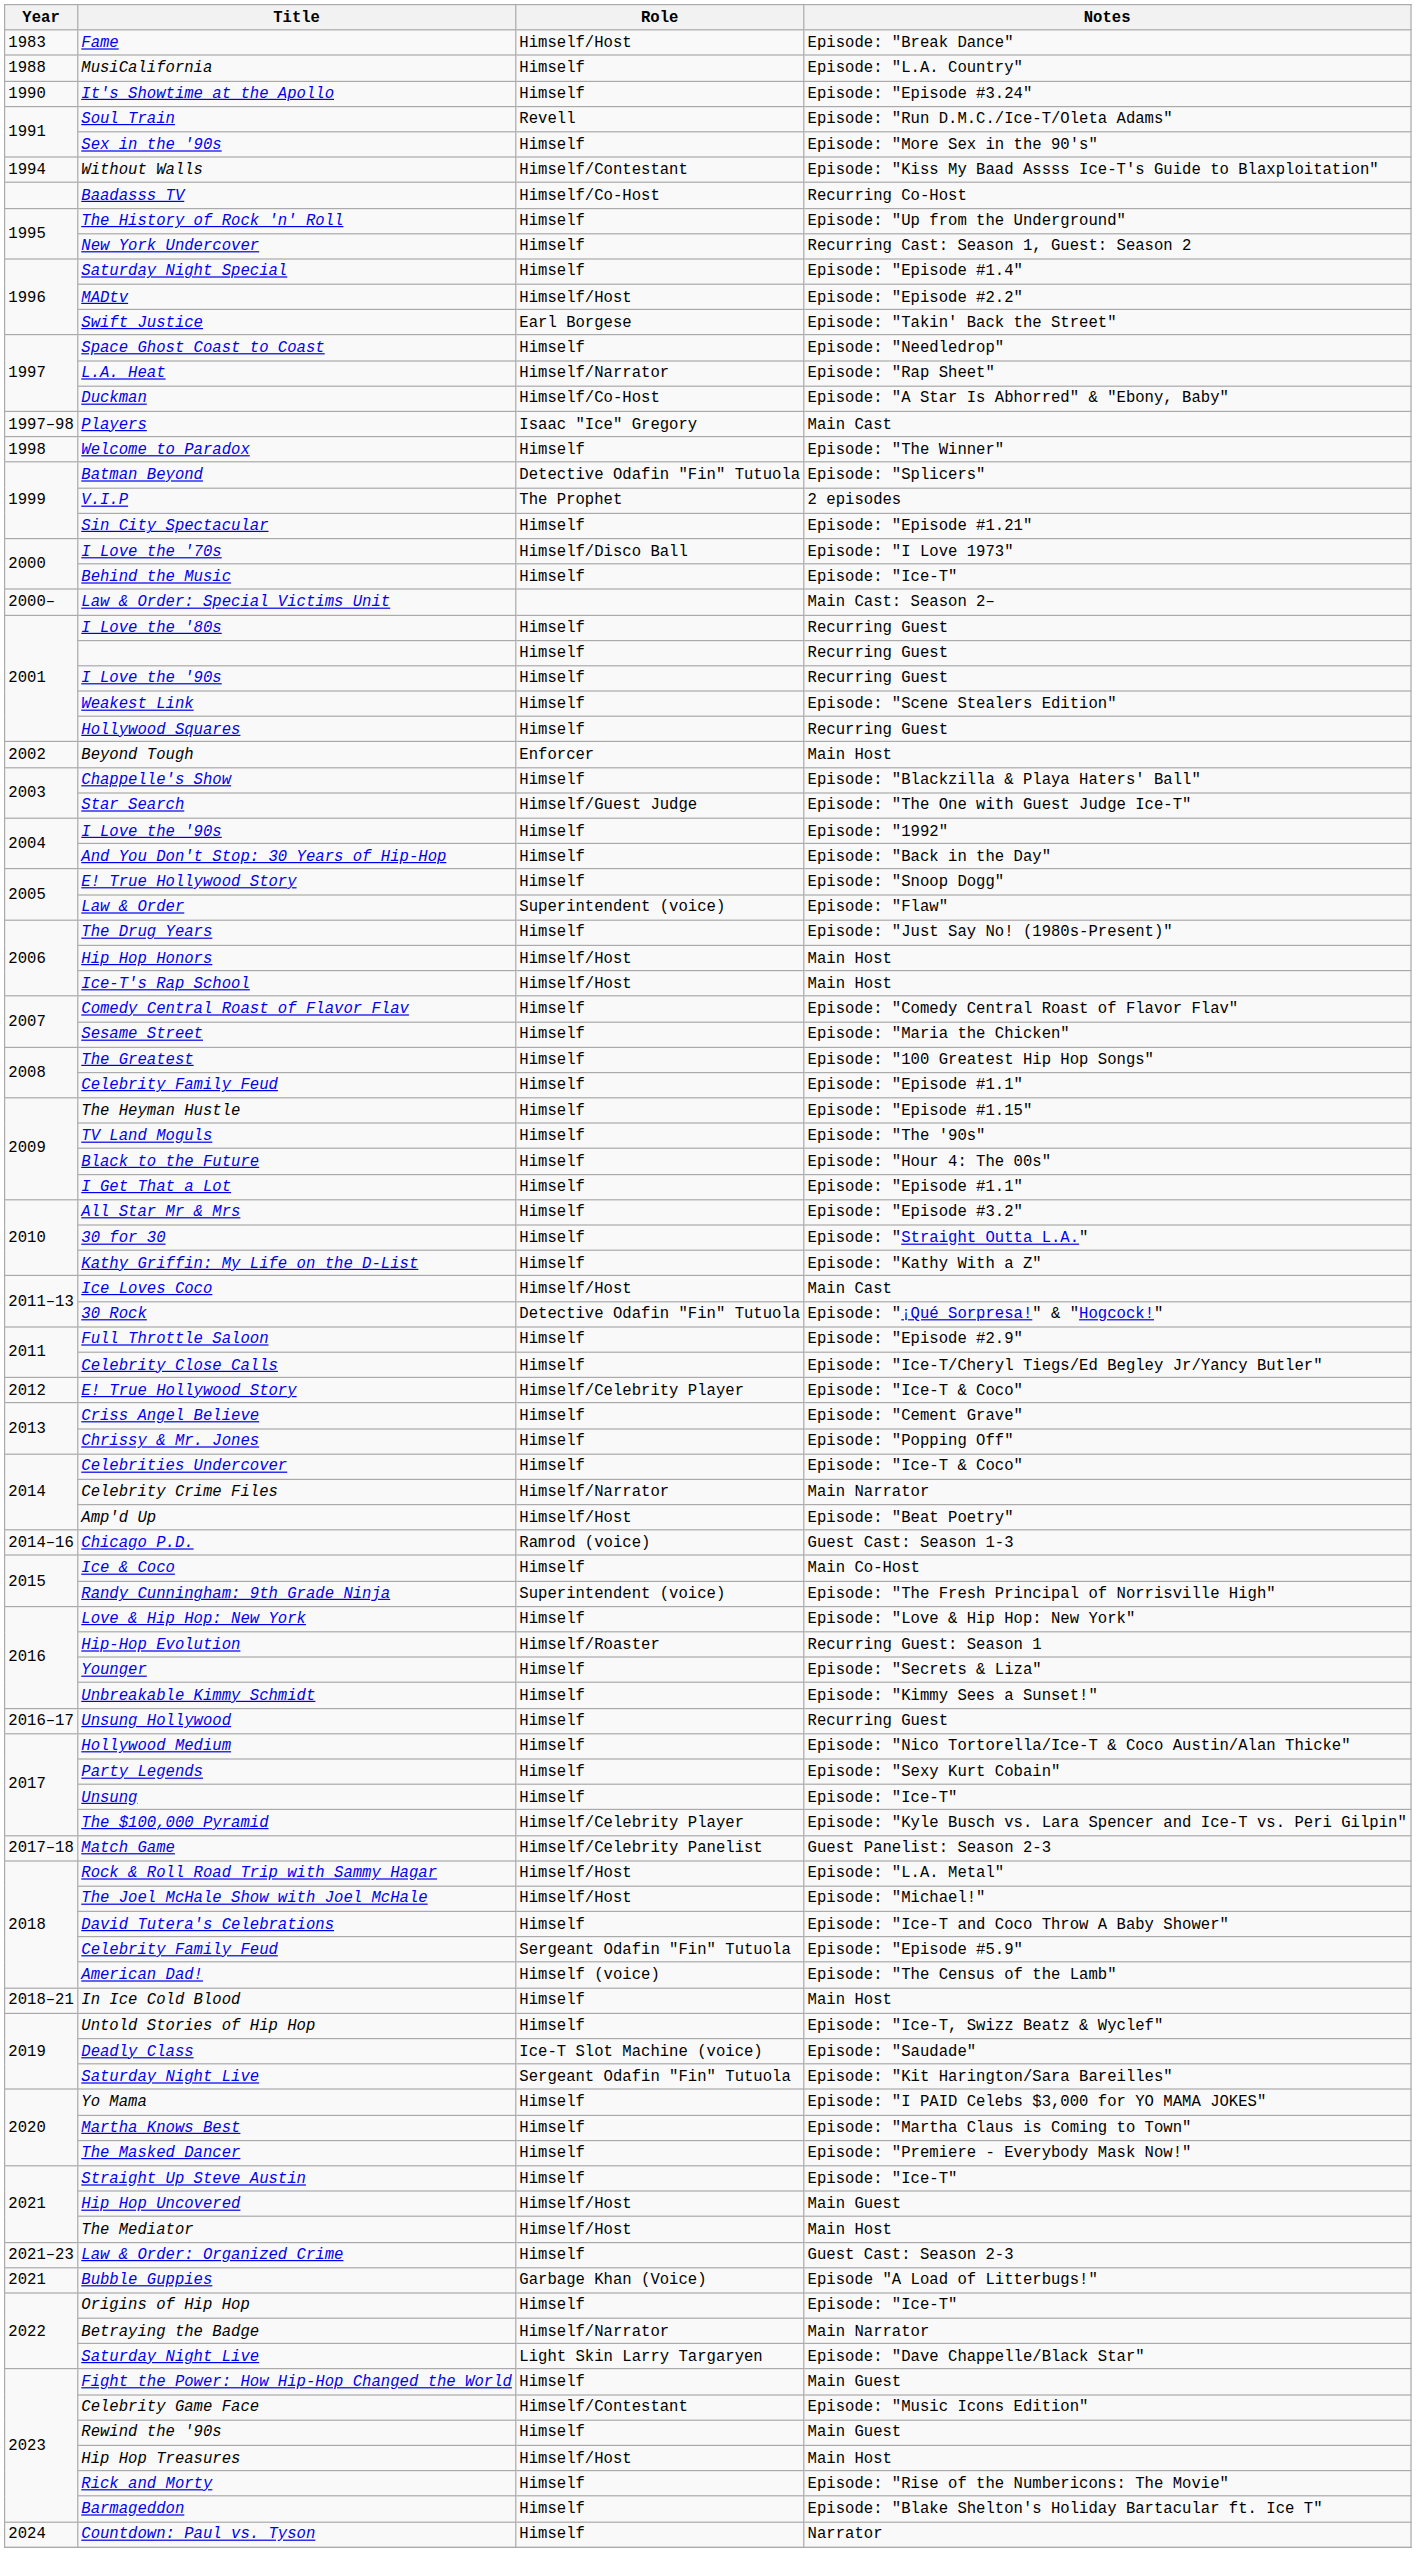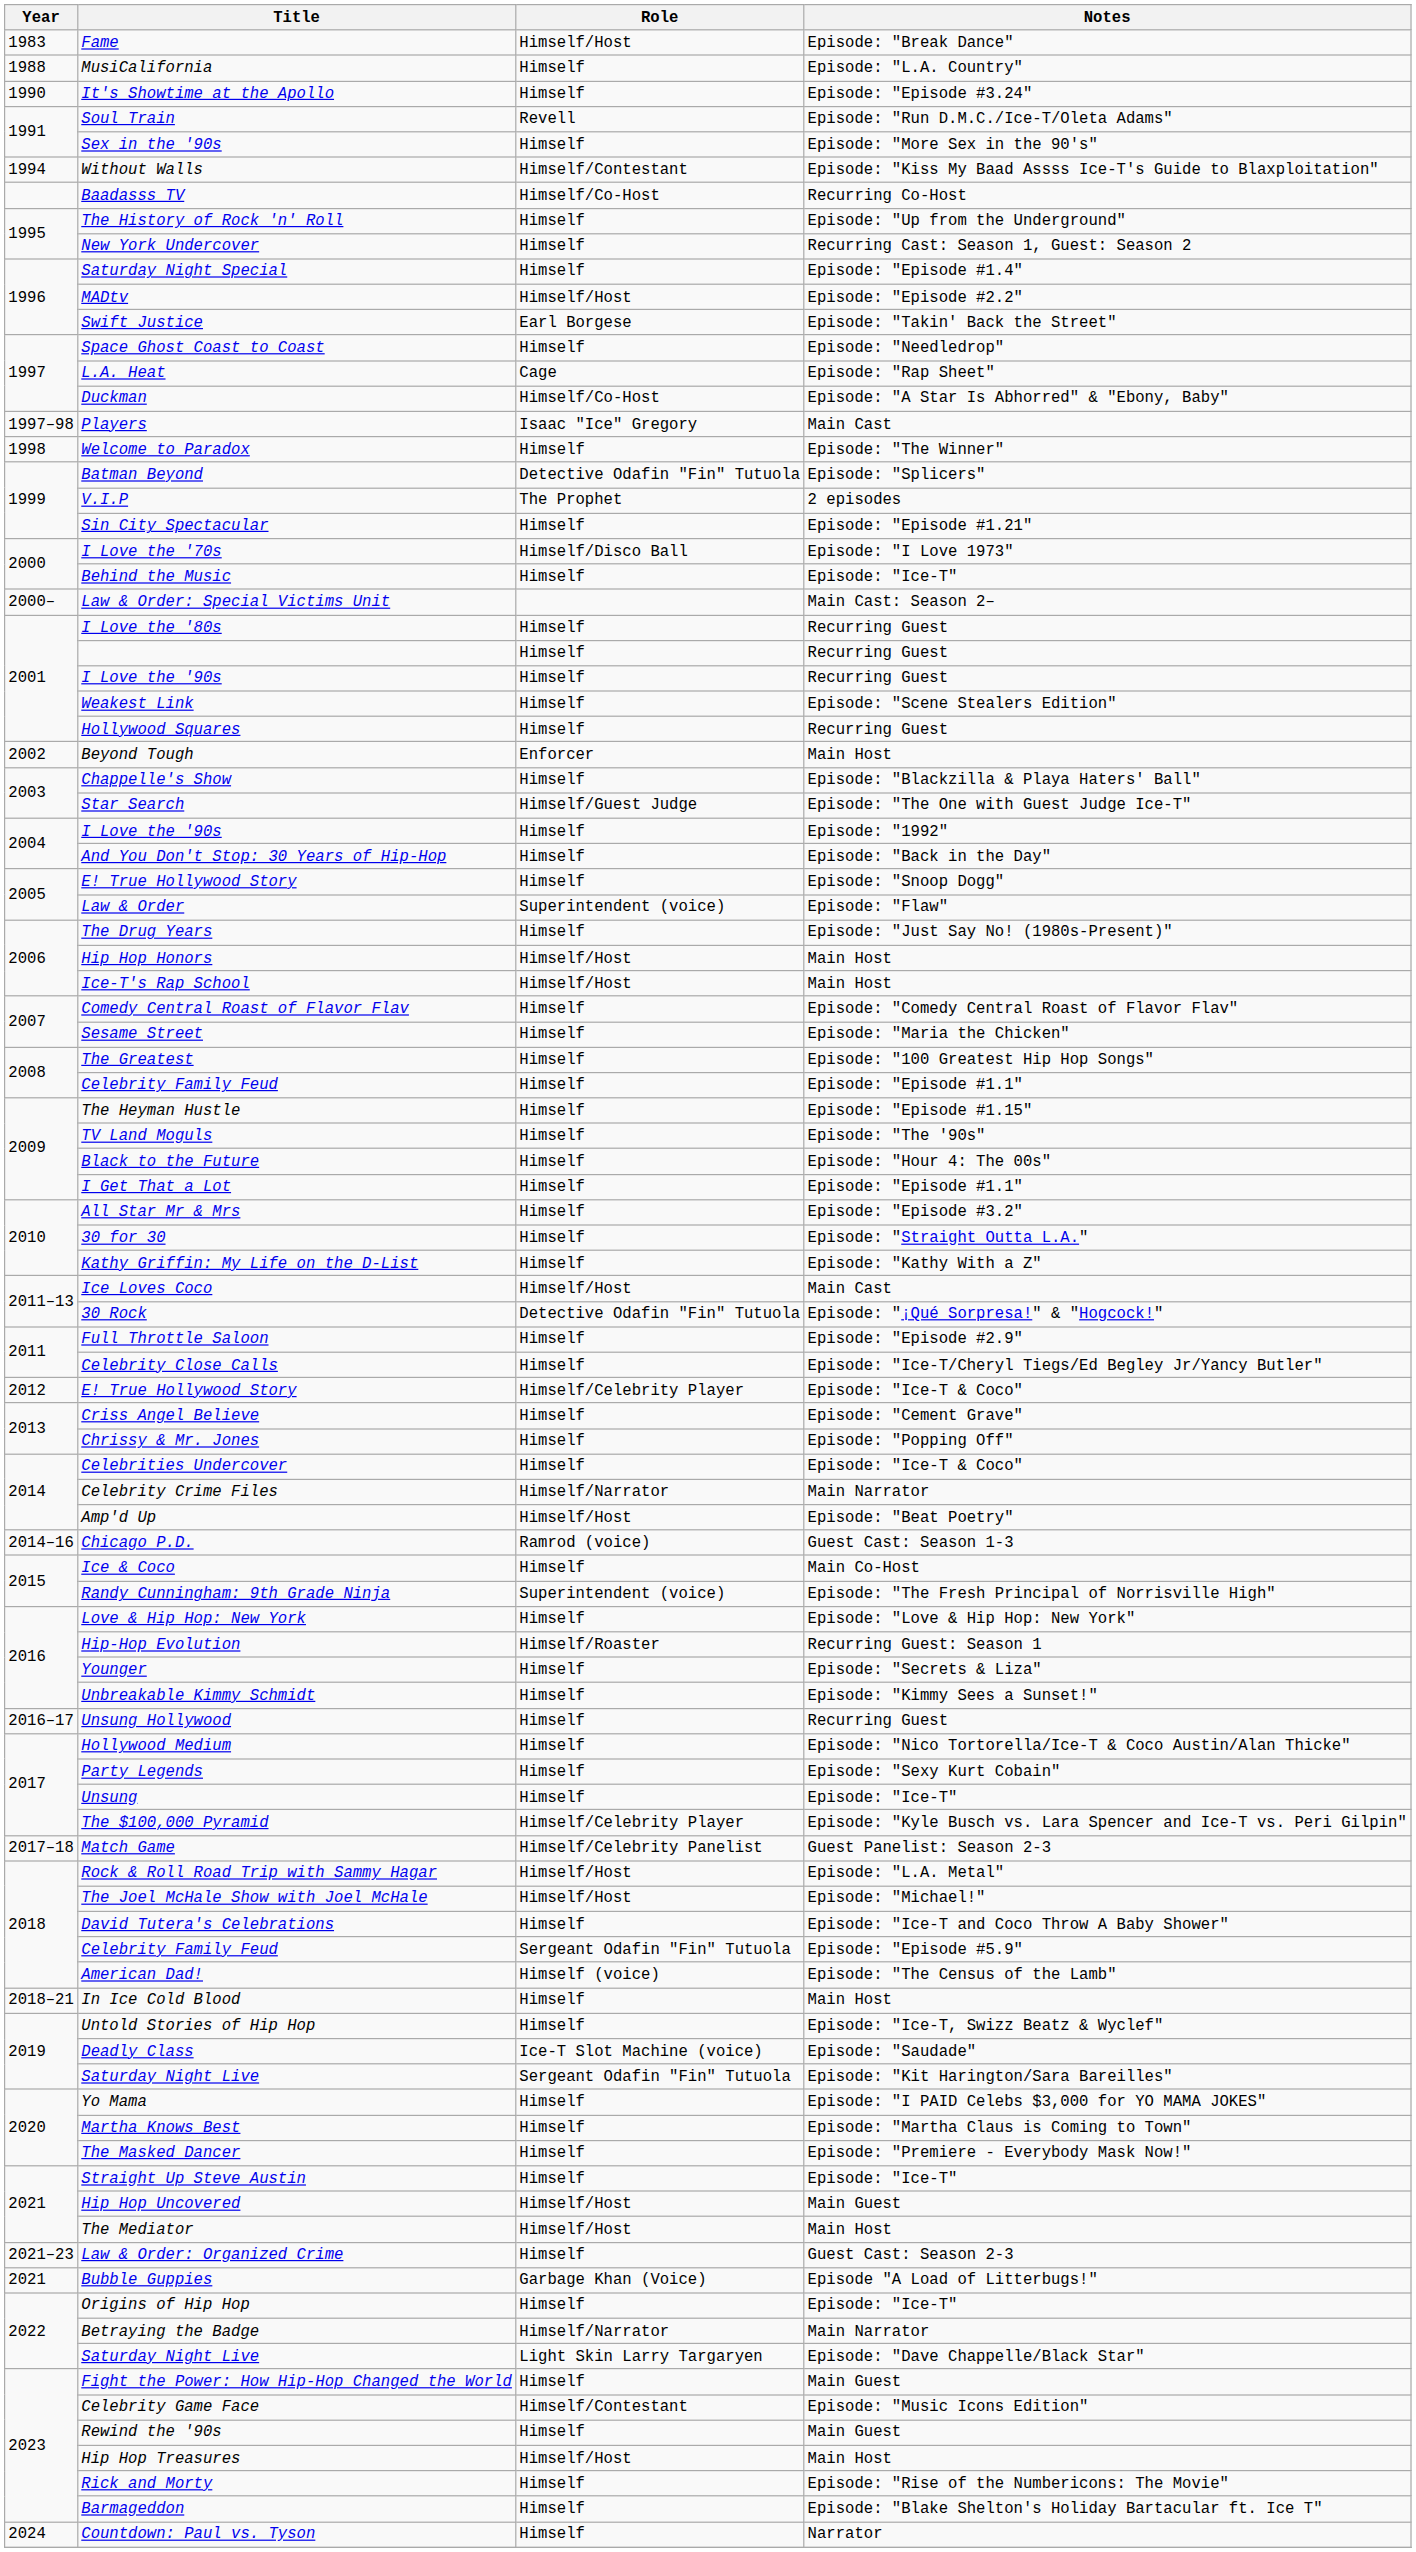(594, 373) Himself/Narrator -> (538, 373) Cage
